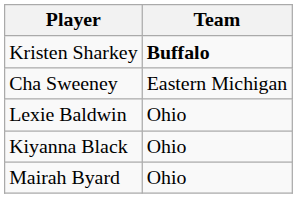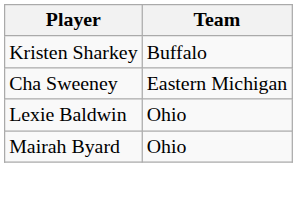(178, 51) bold -> (177, 51) normal
- row: (68, 146)
